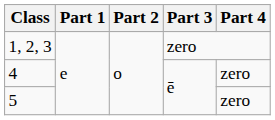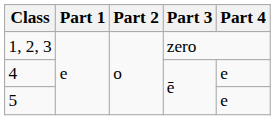(235, 73) zero -> (224, 73) e
(235, 100) zero -> (224, 100) e
